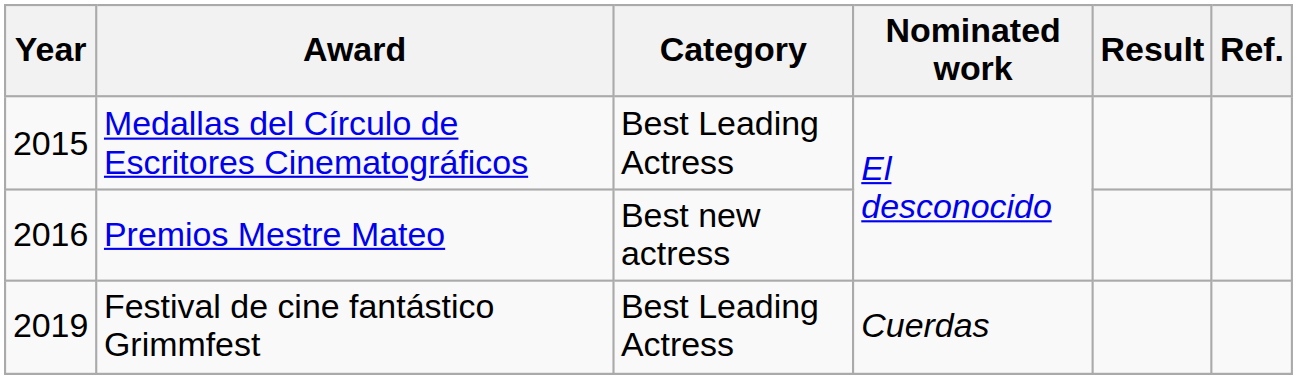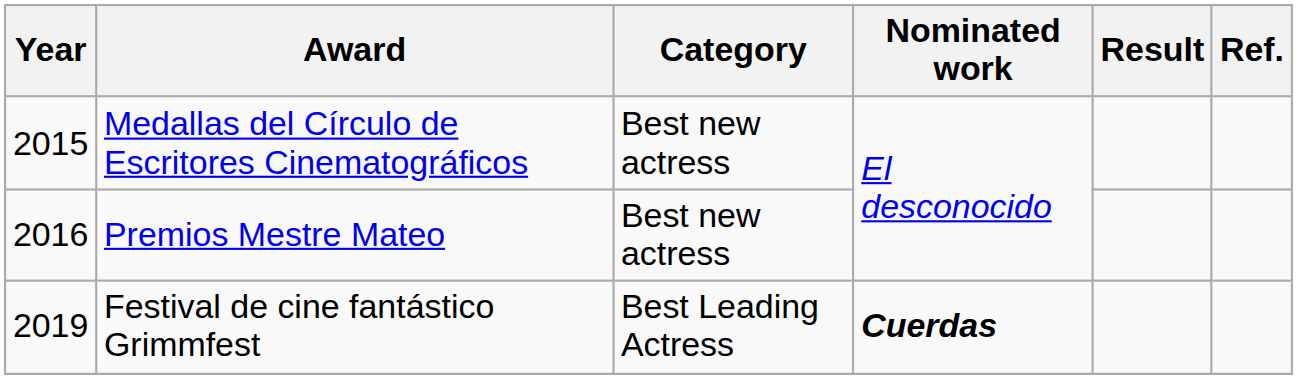(720, 142) Best Leading Actress -> (691, 142) Best new actress
(925, 326) normal -> (929, 326) bold
